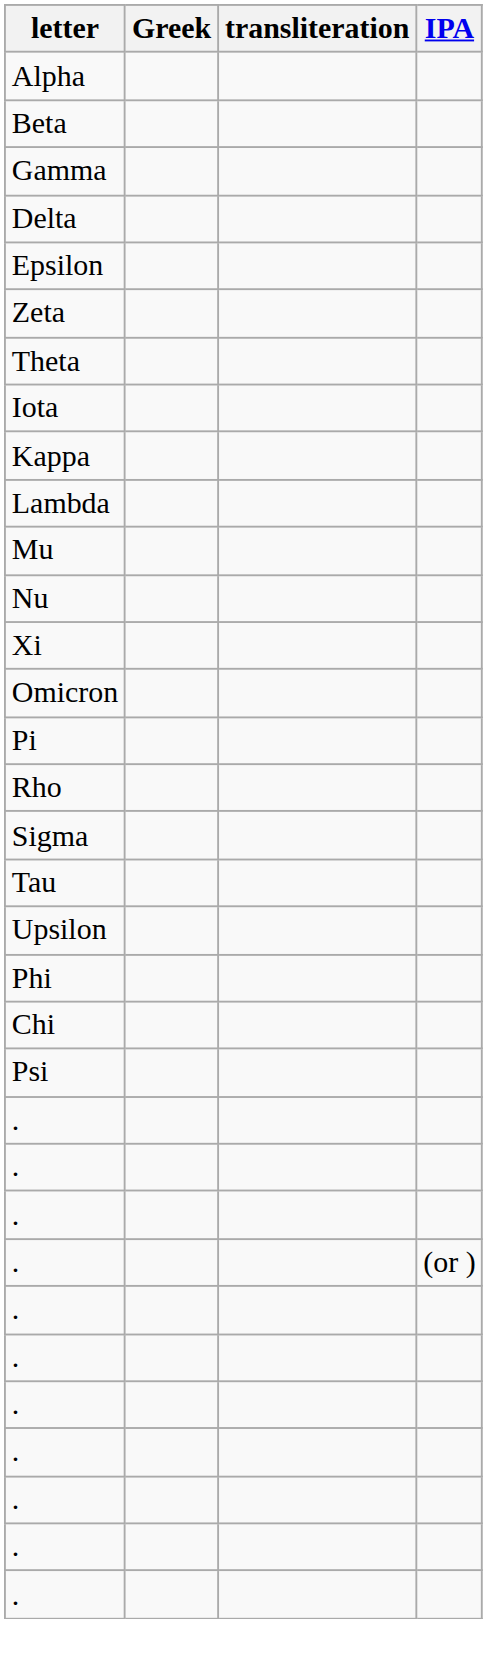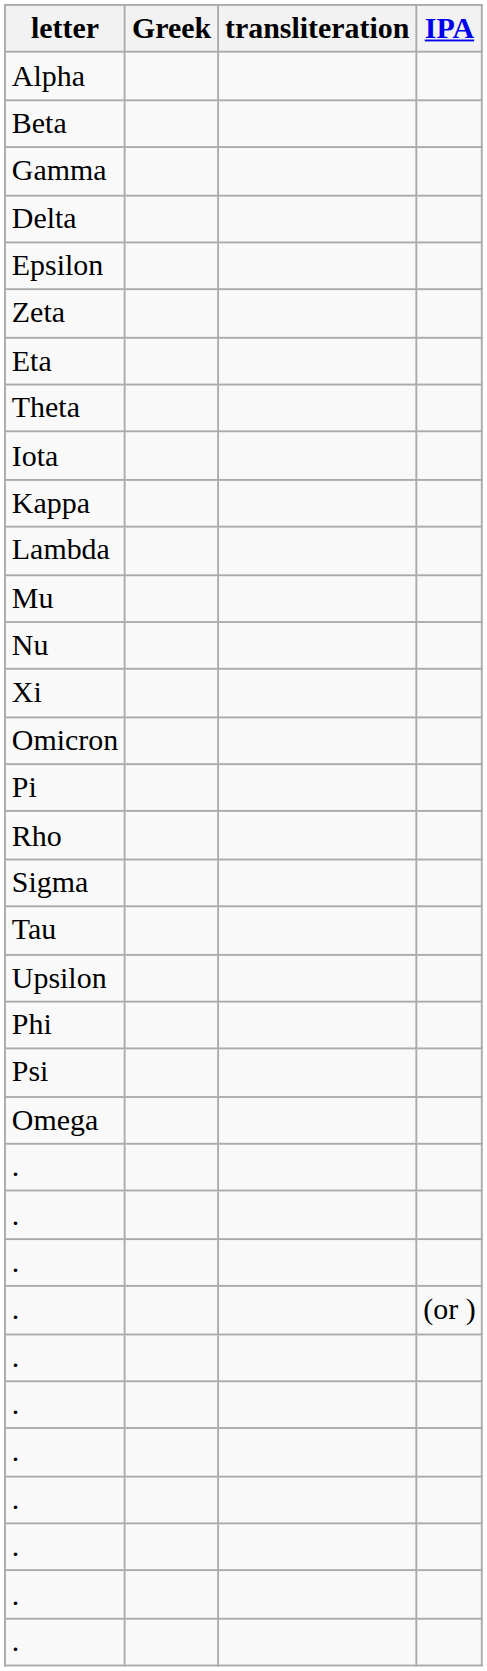+ row: (32, 360)
- row: (33, 1024)
+ row: (55, 1119)
